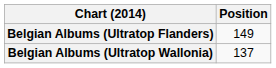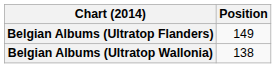(243, 53) 137 -> (243, 53) 138
